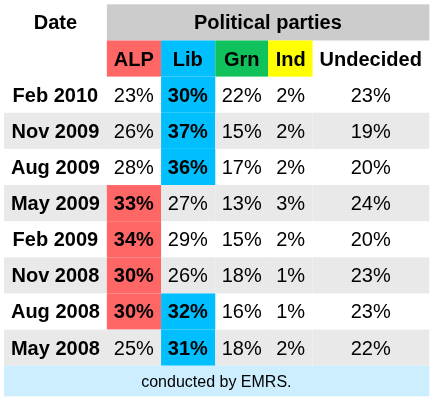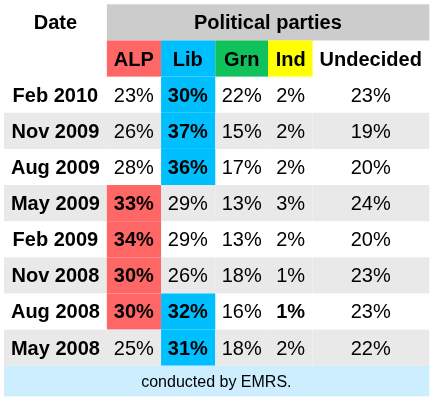(188, 203) 27% -> (188, 203) 29%
(242, 239) 15% -> (242, 239) 13%
(291, 311) normal -> (291, 311) bold
